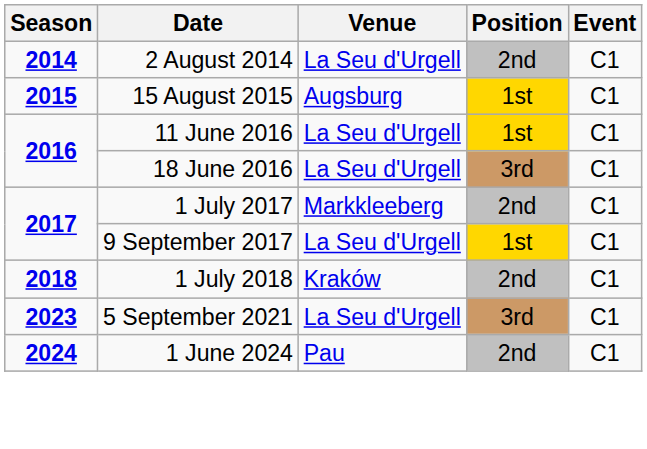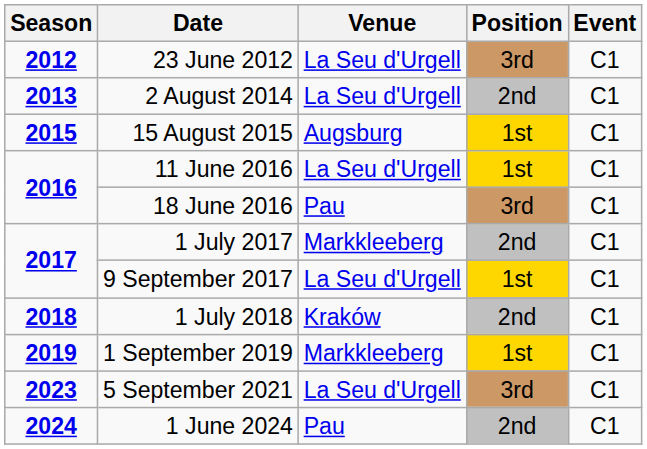+ row: (223, 60)
(51, 60) 2014 -> (51, 96) 2013
(382, 170) La Seu d'Urgell -> (324, 206) Pau
+ row: (198, 352)
